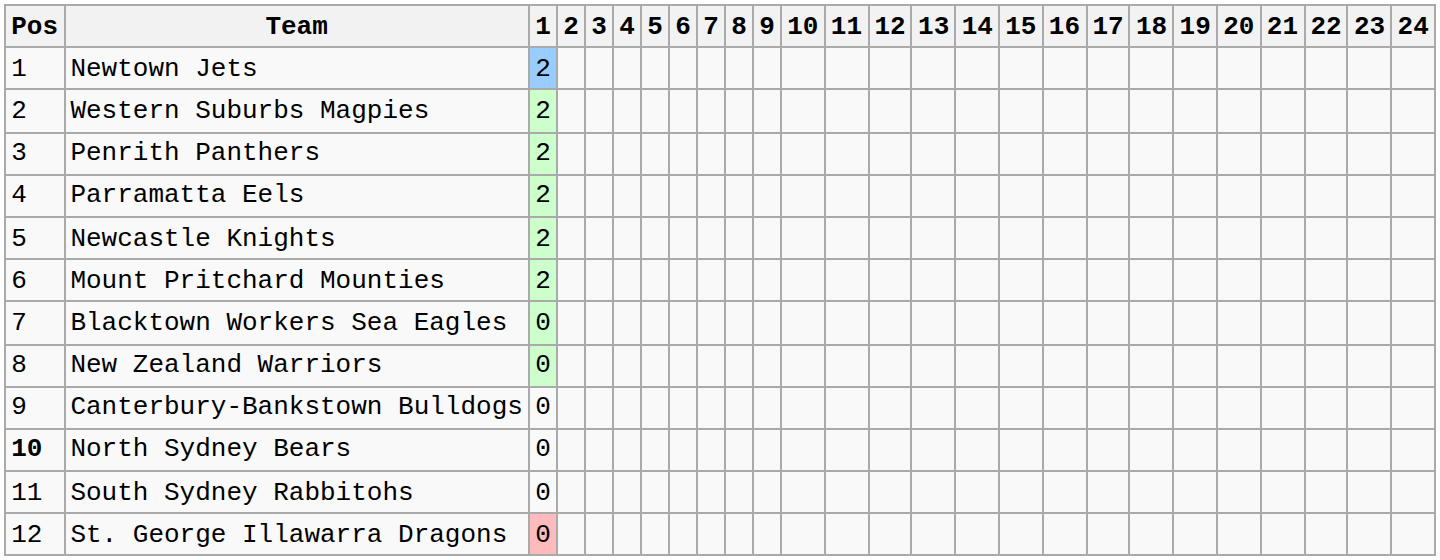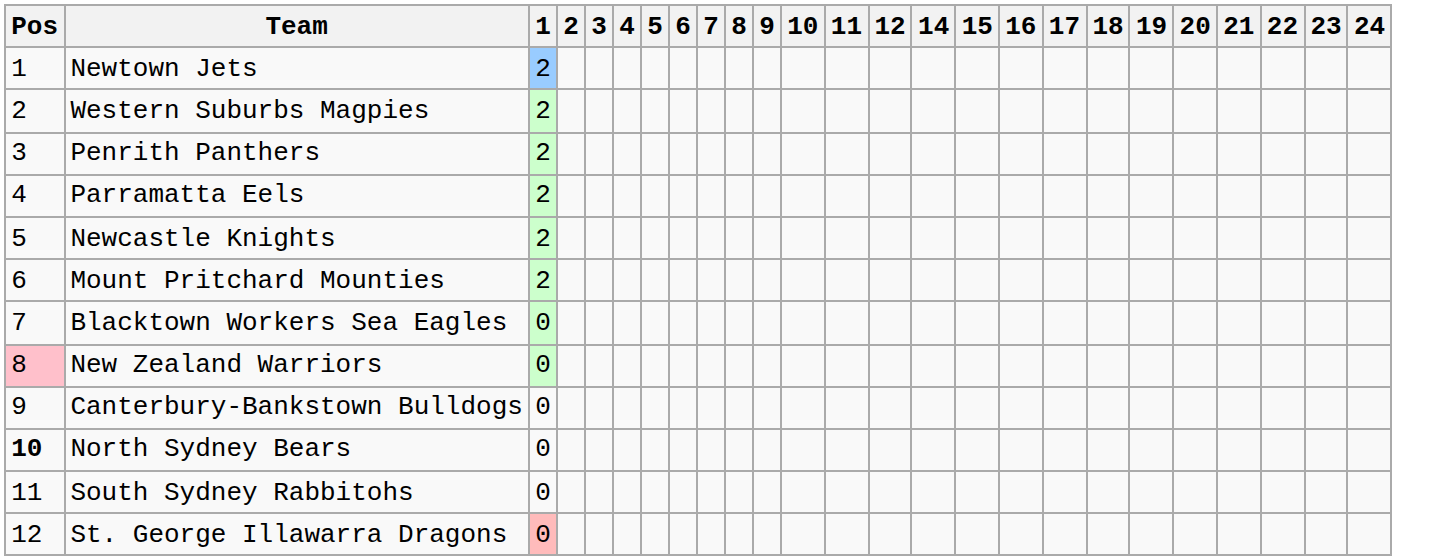- column: (934, 26)
(19, 365) no background -> (19, 365) pink background
